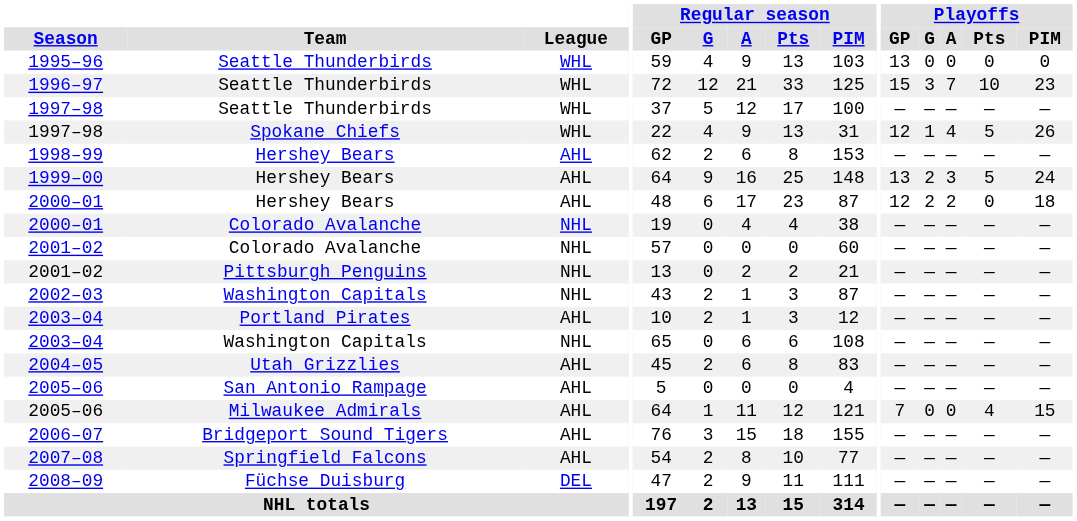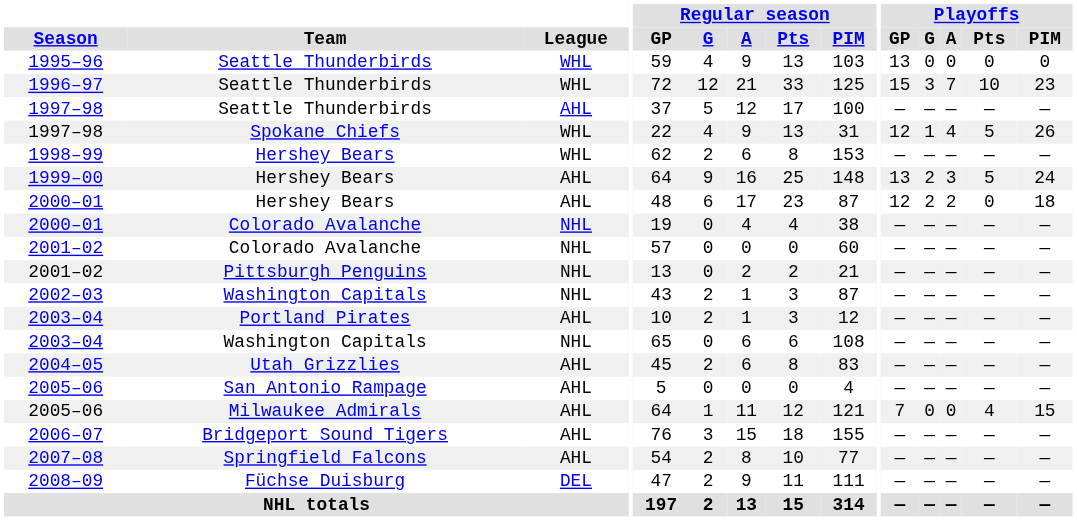(576, 109) WHL -> (576, 109) AHL
(576, 155) AHL -> (576, 155) WHL
